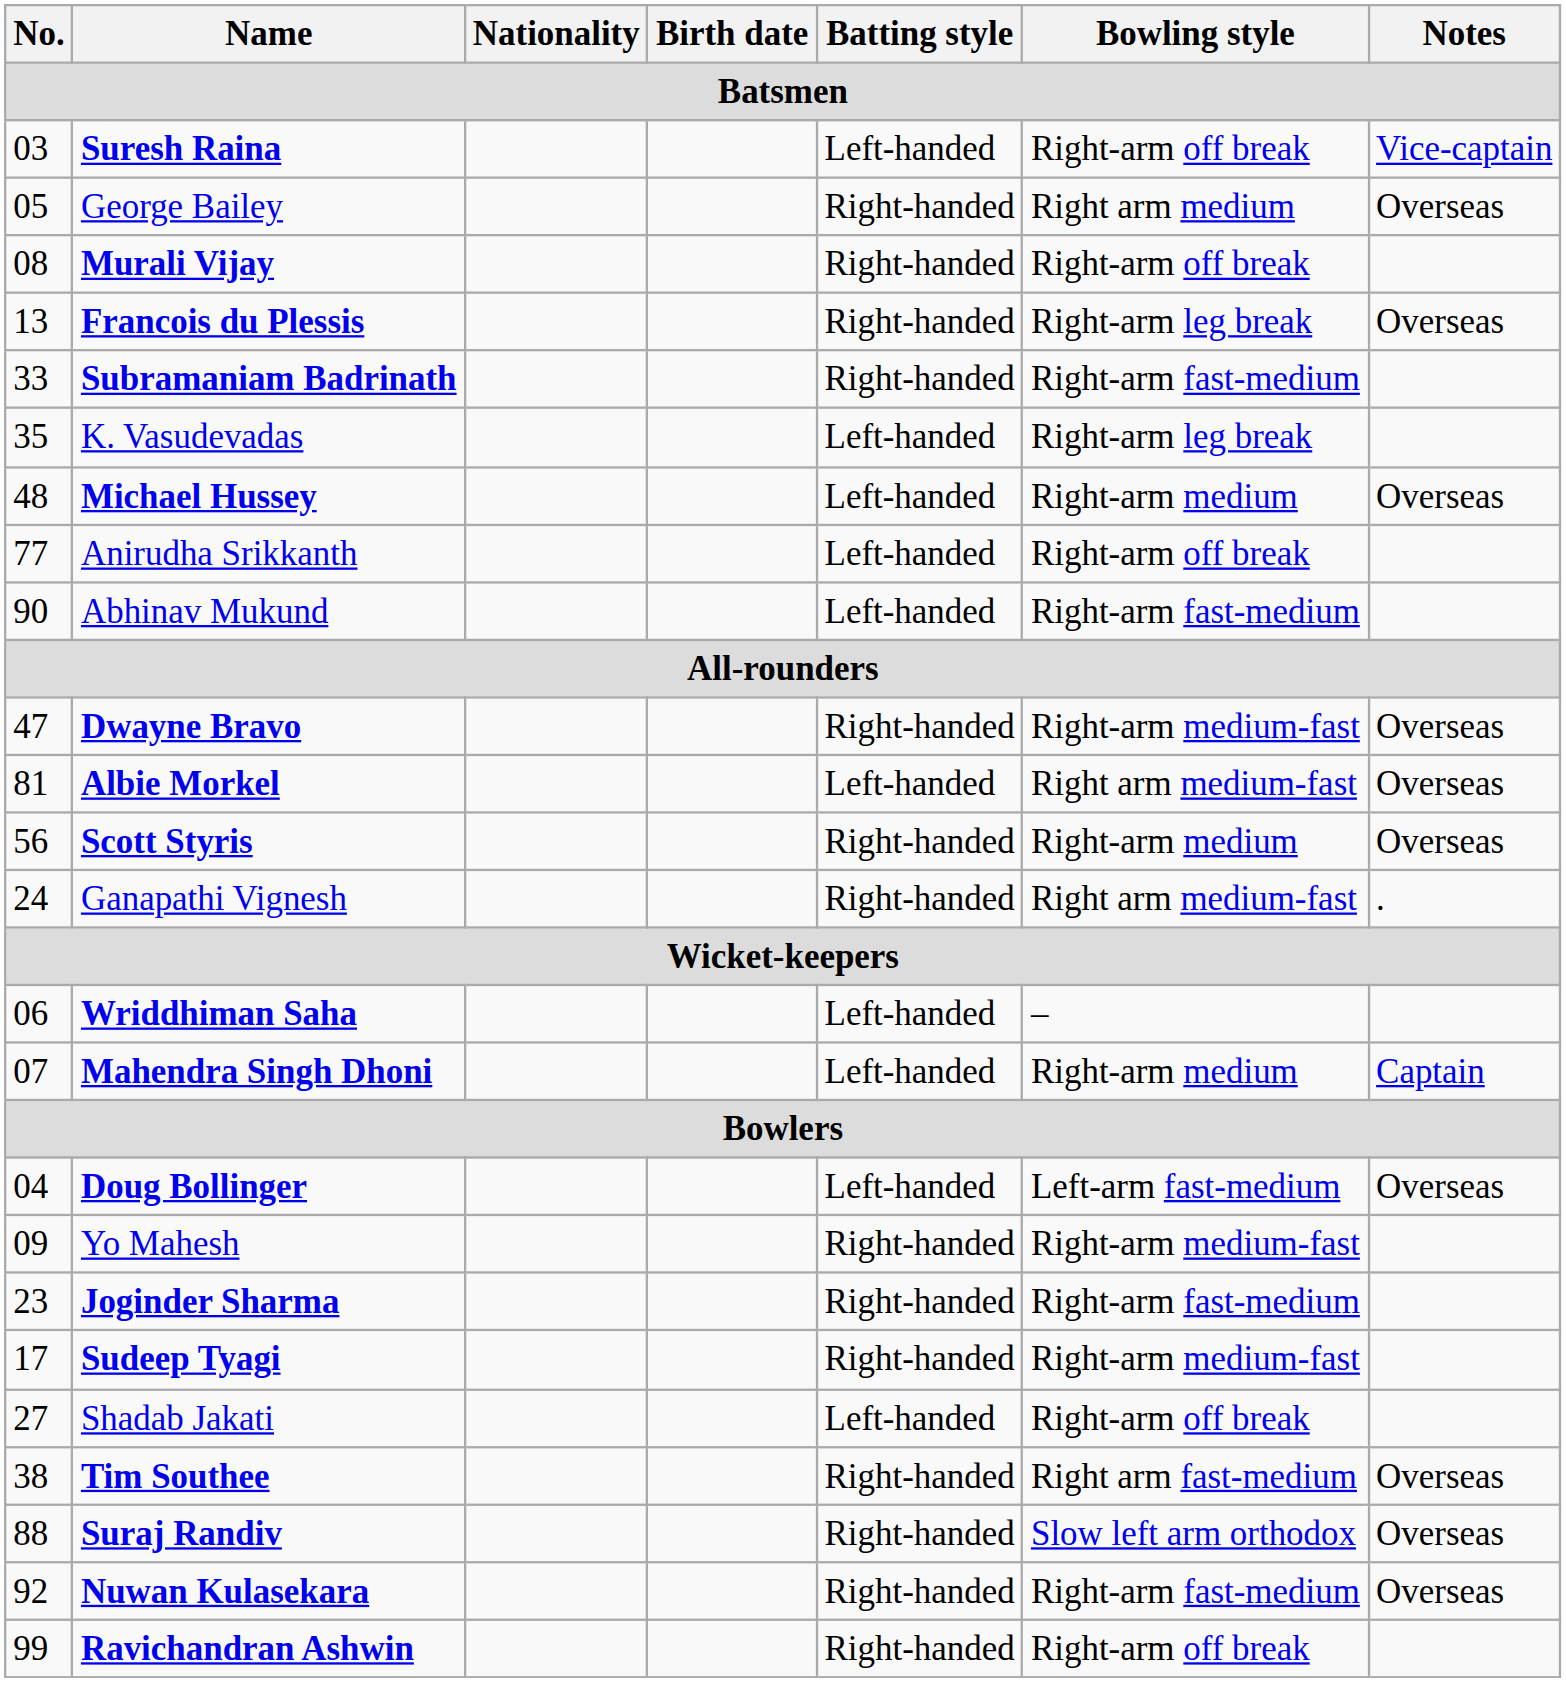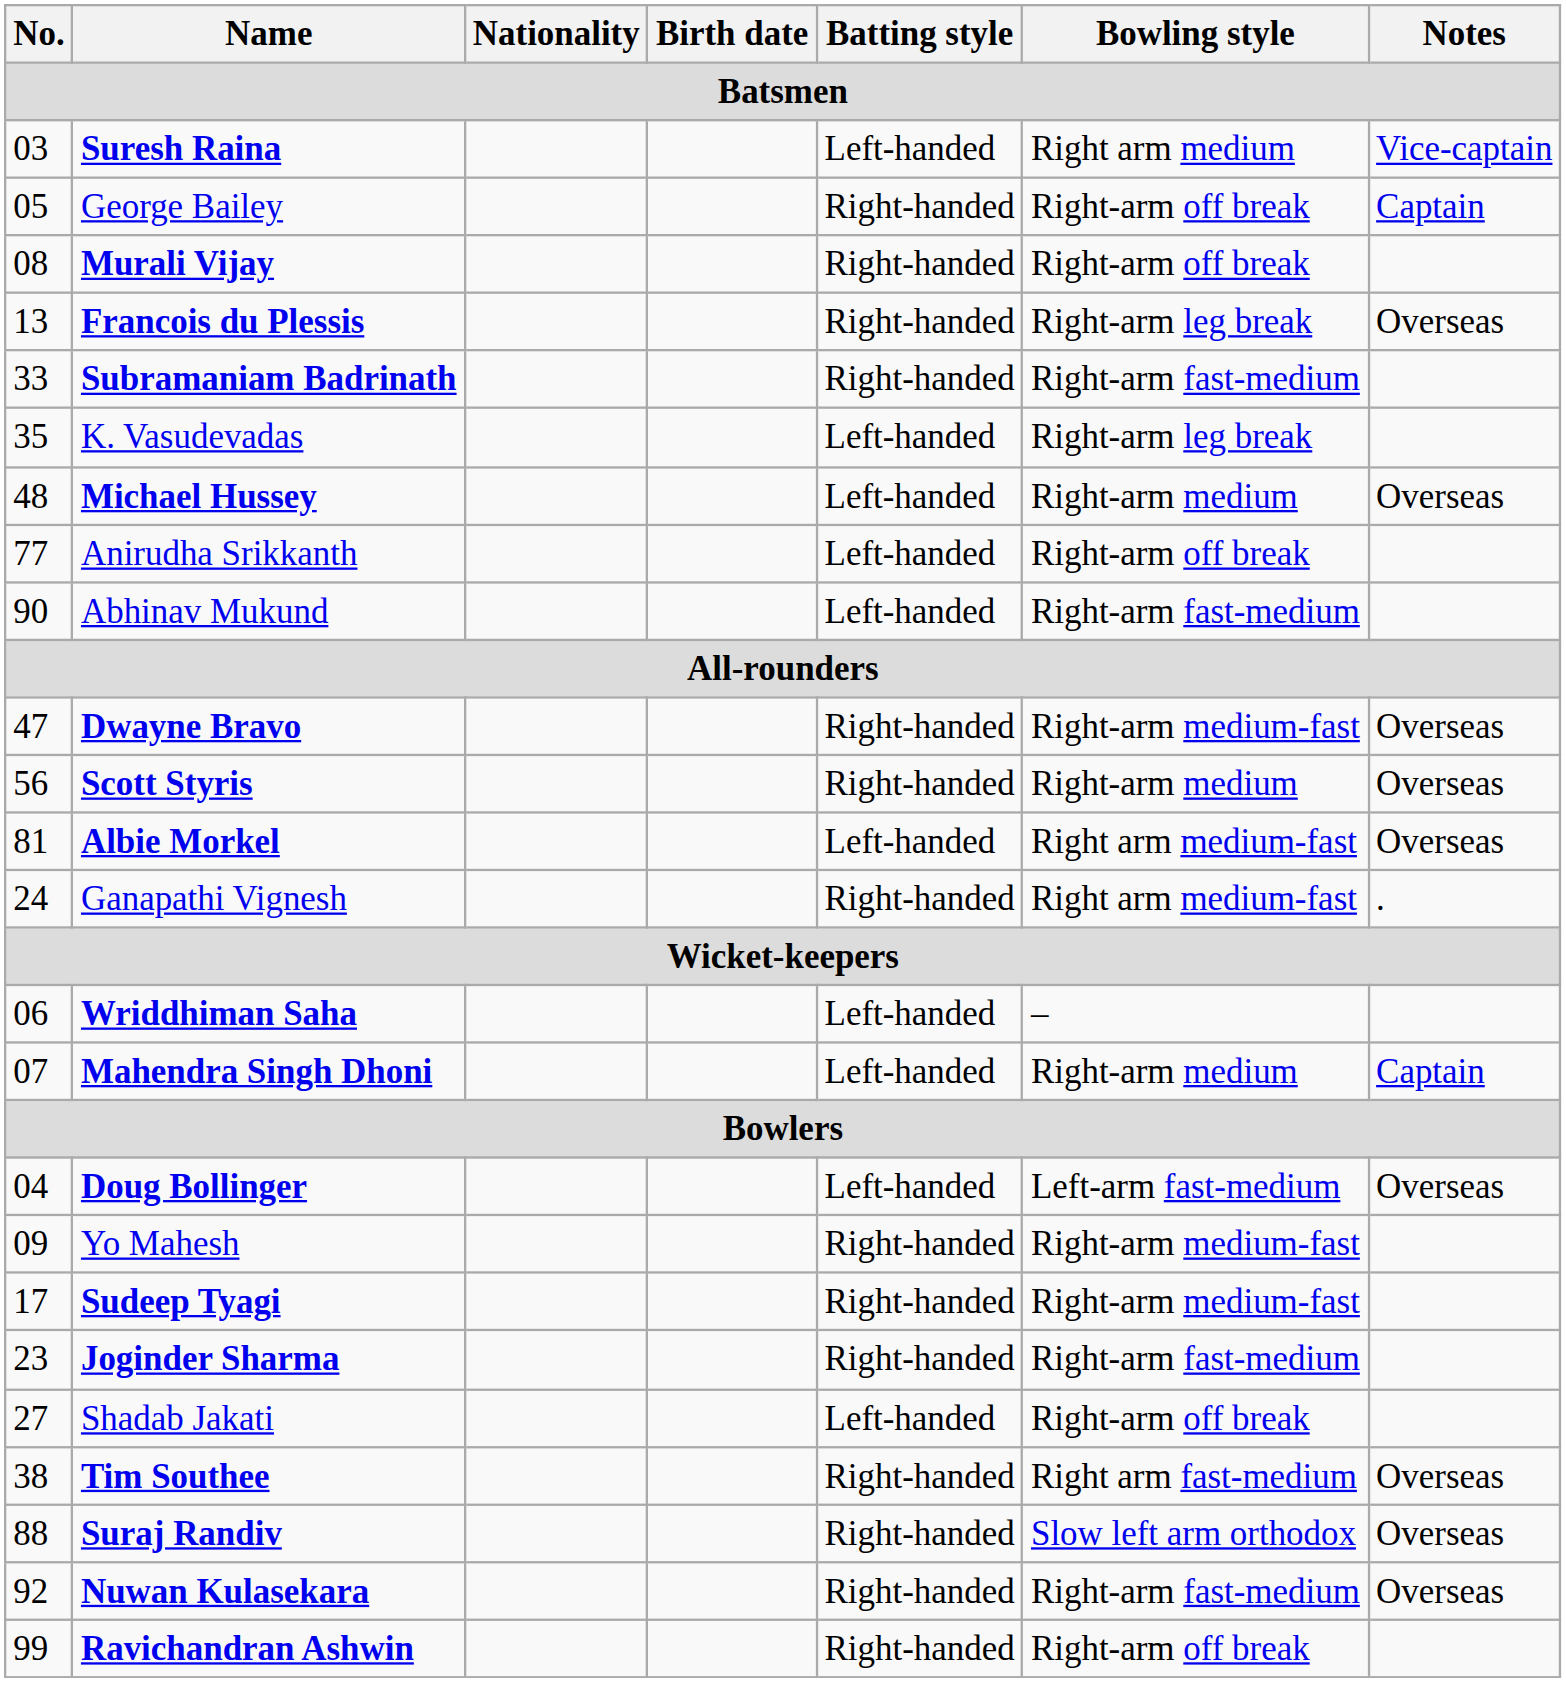(1170, 148) Right-arm off break -> (1163, 148) Right arm medium
(1163, 206) Right arm medium -> (1170, 206) Right-arm off break
(1440, 206) Overseas -> (1430, 206) Captain
rows swapped: (167, 840) <-> (180, 782)
rows swapped: (181, 1359) <-> (210, 1301)
